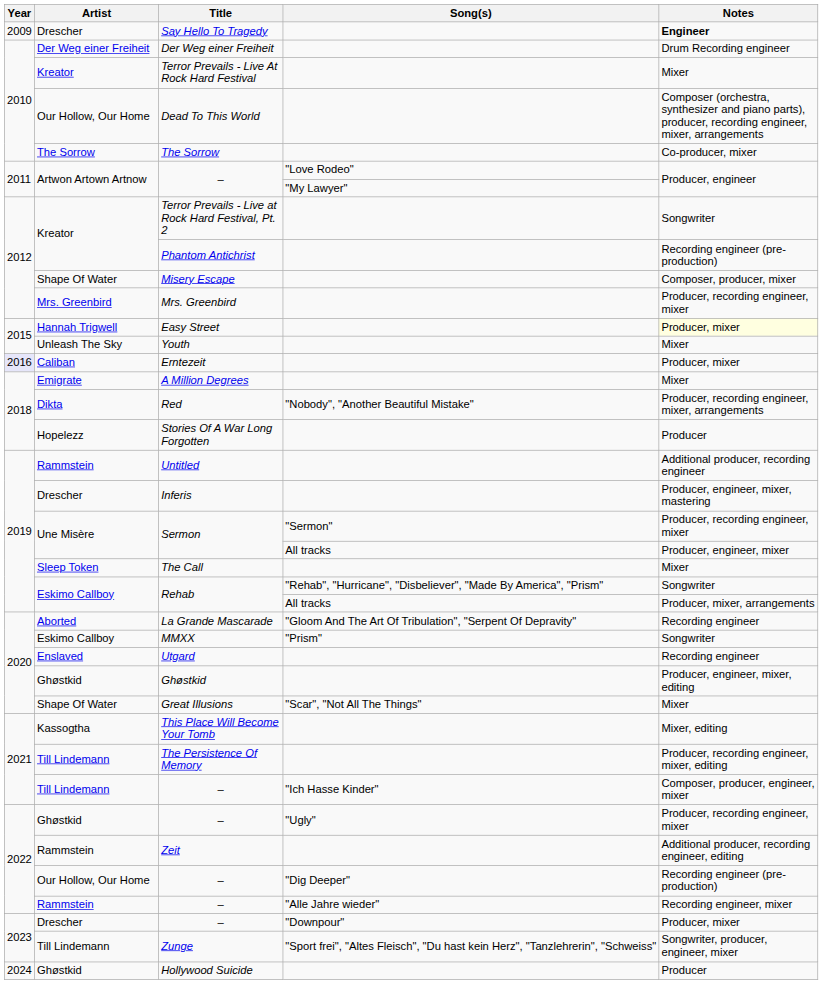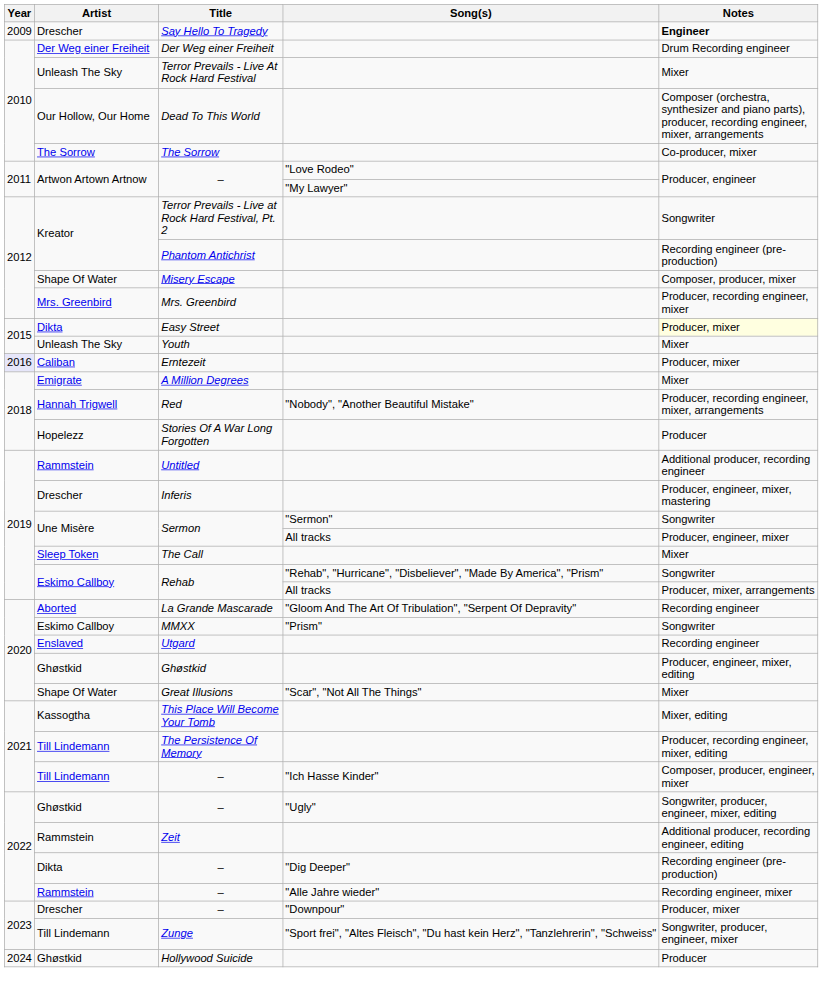(55, 72) Kreator -> (80, 72) Unleash The Sky
(77, 327) Hannah Trigwell -> (50, 327) Dikta
(50, 404) Dikta -> (77, 404) Hannah Trigwell
(735, 526) Producer, recording engineer, mixer -> (688, 519) Songwriter
(735, 820) Producer, recording engineer, mixer -> (719, 807) Songwriter, producer, engineer, mixer, editing
(93, 880) Our Hollow, Our Home -> (50, 868) Dikta
